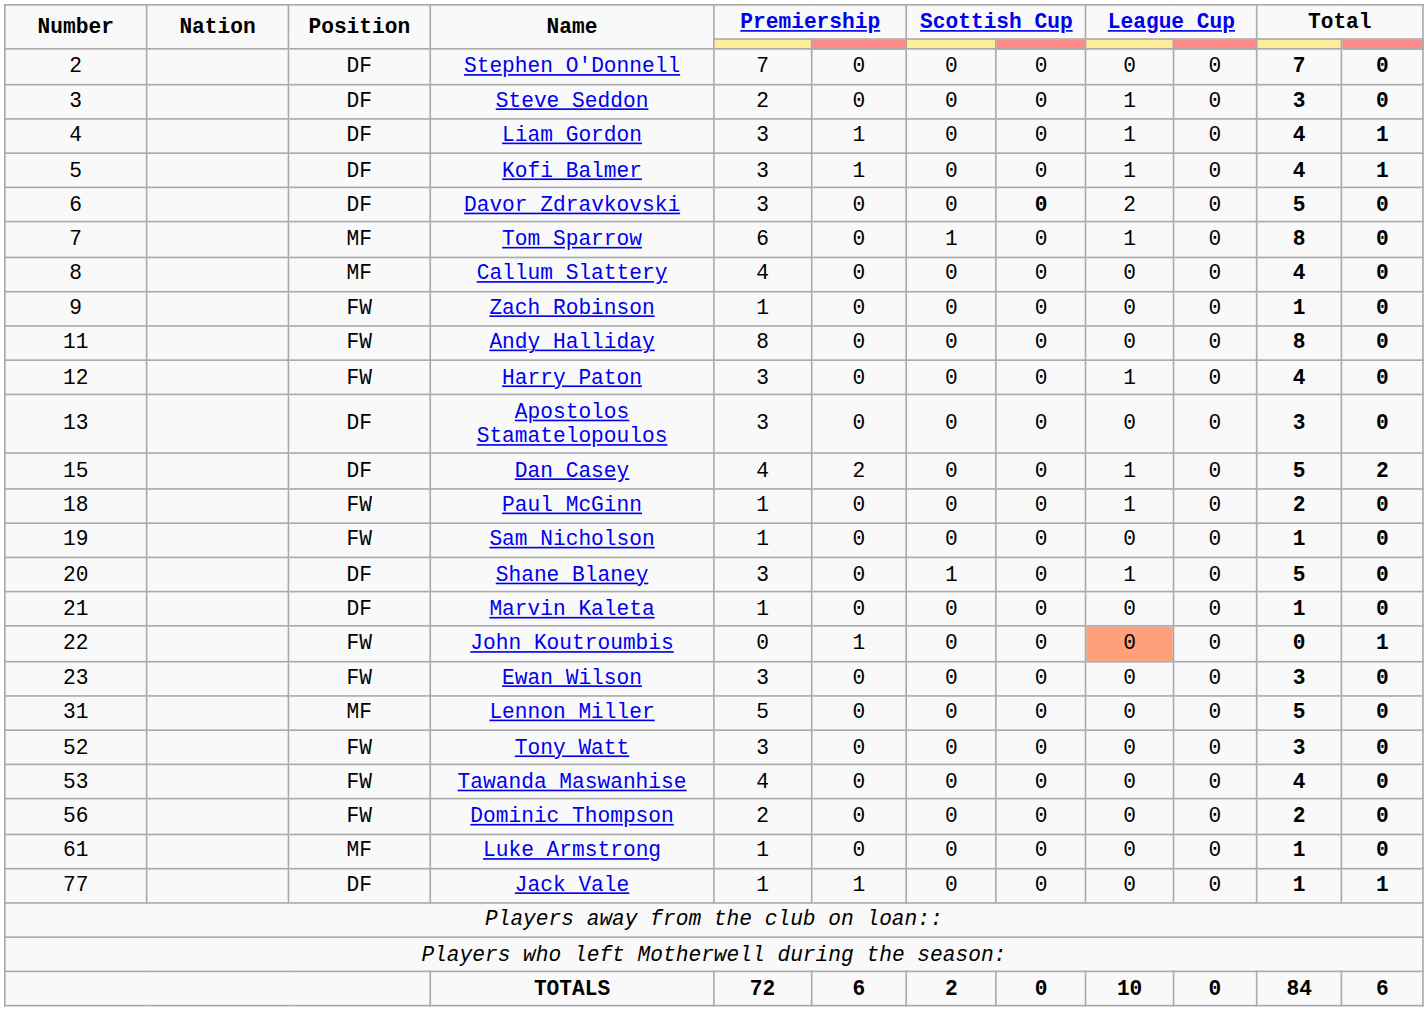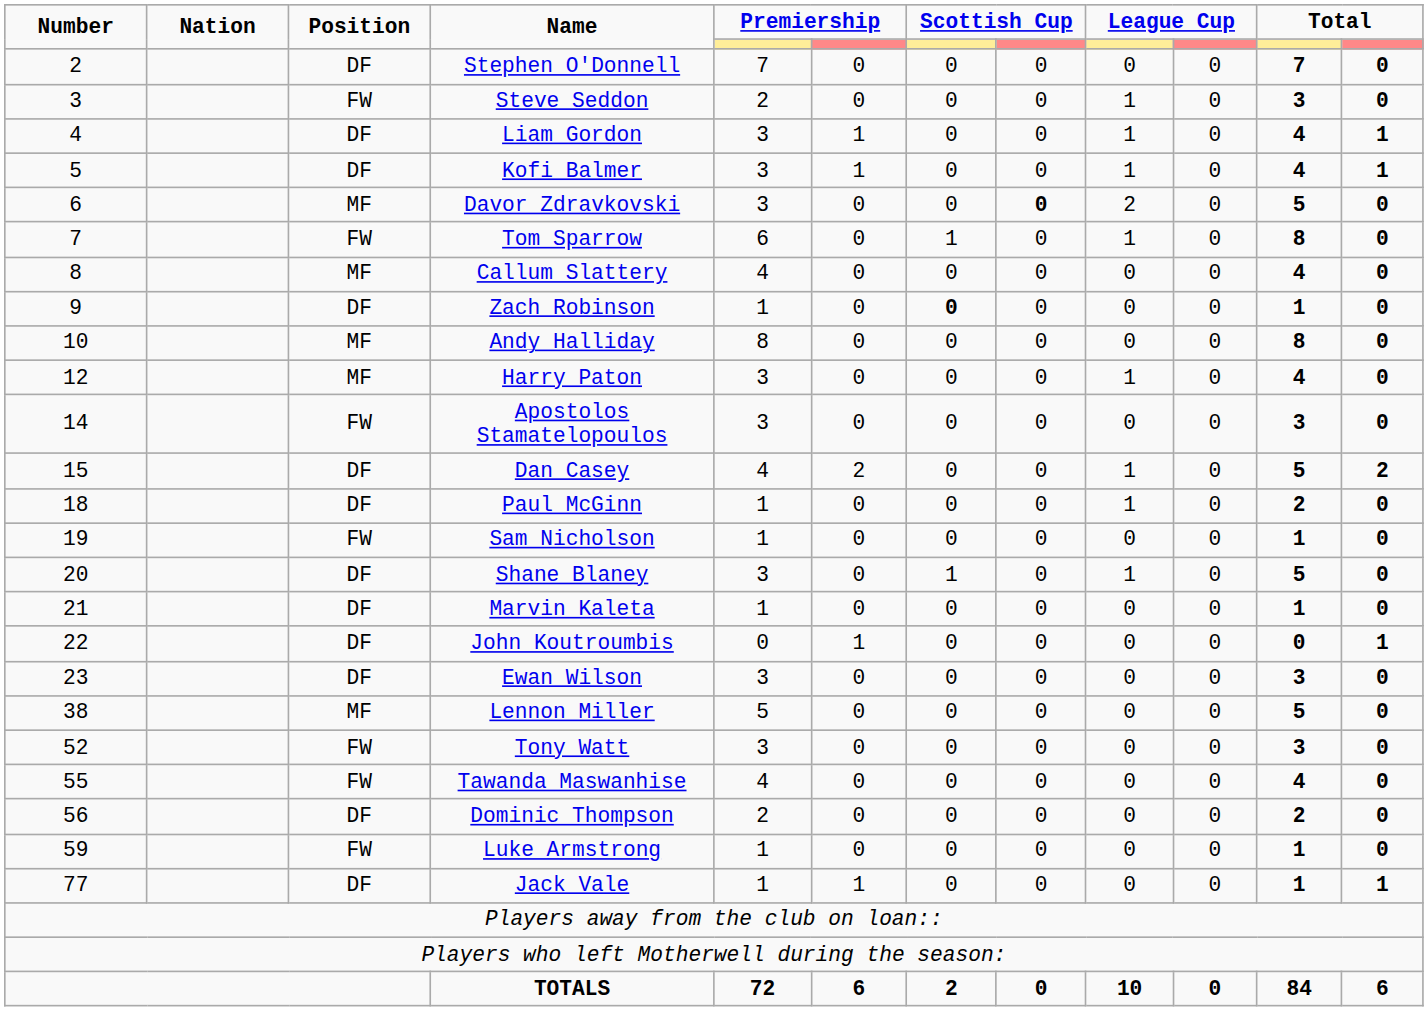(359, 101) DF -> (359, 101) FW
(359, 205) DF -> (359, 205) MF
(359, 239) MF -> (359, 239) FW
(359, 308) FW -> (359, 308) DF
(951, 308) normal -> (951, 308) bold
(76, 343) 11 -> (76, 343) 10
(359, 343) FW -> (359, 343) MF
(359, 378) FW -> (359, 378) MF
(76, 424) 13 -> (76, 424) 14
(359, 424) DF -> (359, 424) FW
(359, 506) FW -> (359, 506) DF
(359, 644) FW -> (359, 644) DF
(1130, 644) lightsalmon background -> (1130, 644) no background
(359, 678) FW -> (359, 678) DF
(76, 713) 31 -> (76, 713) 38
(76, 782) 53 -> (76, 782) 55
(359, 816) FW -> (359, 816) DF
(76, 851) 61 -> (76, 851) 59
(359, 851) MF -> (359, 851) FW
